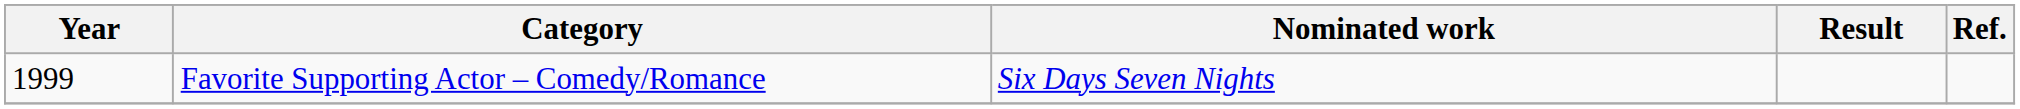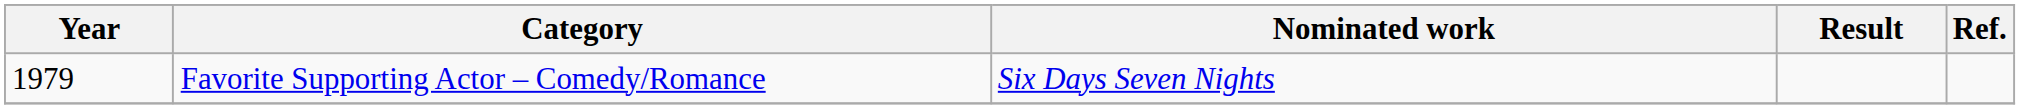(43, 77) 1999 -> (43, 77) 1979
